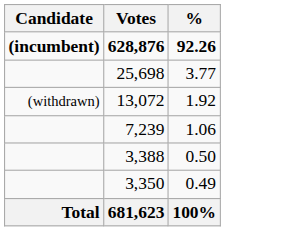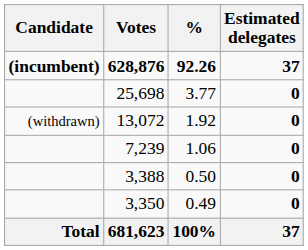+ column: (262, 28)
